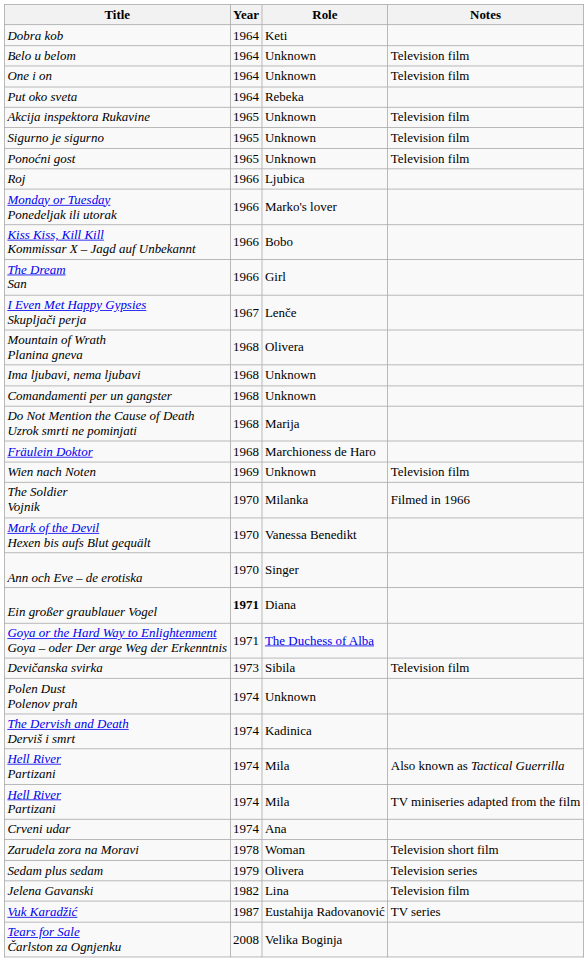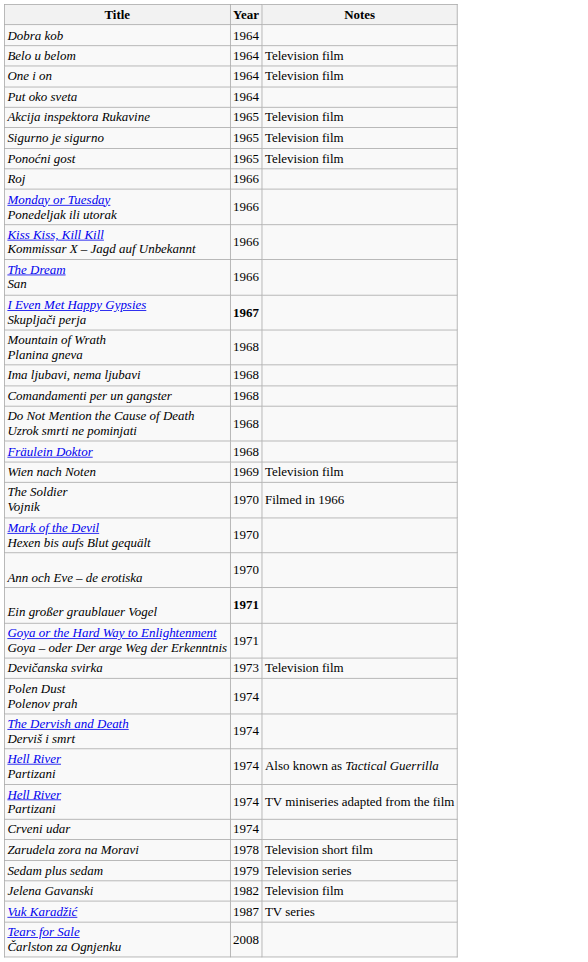- column: (325, 14)
(246, 312) normal -> (246, 312) bold
